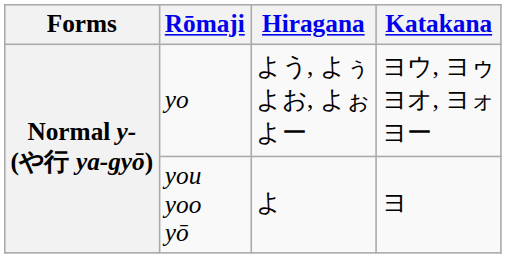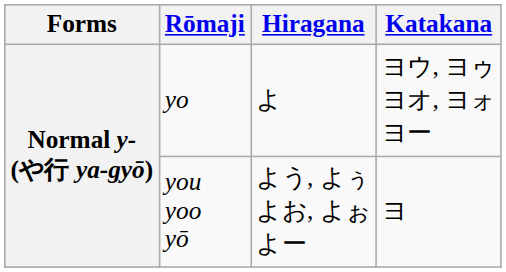(313, 99) よう, よぅ よお, よぉ よー -> (269, 99) よ
(269, 203) よ -> (313, 210) よう, よぅ よお, よぉ よー
